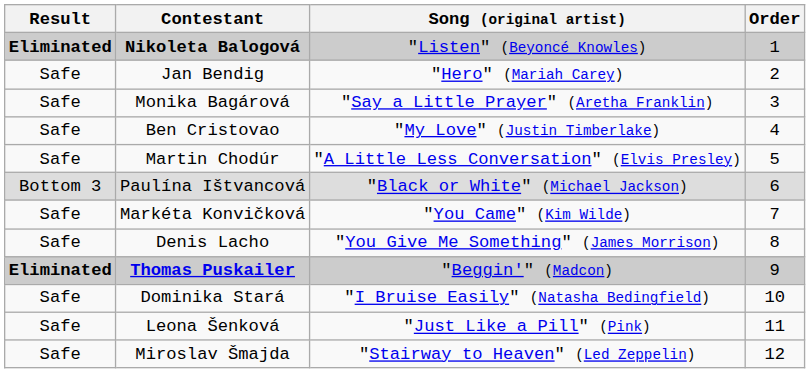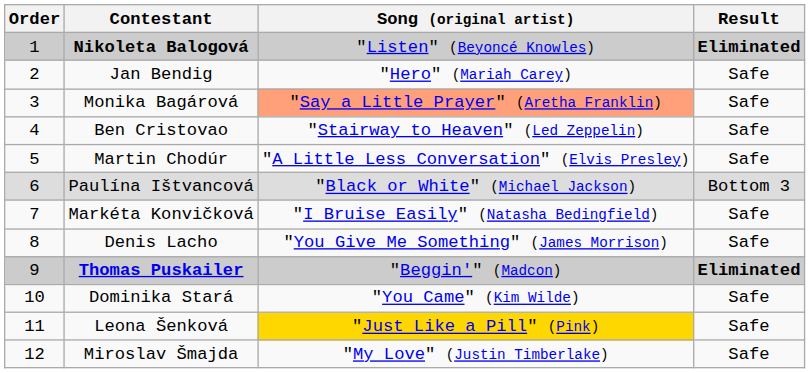columns swapped: (775, 19) <-> (60, 19)
(527, 103) no background -> (476, 103) lightsalmon background
(527, 131) "My Love" (Justin Timberlake) -> (476, 131) "Stairway to Heaven" (Led Zeppelin)
(527, 214) "You Came" (Kim Wilde) -> (476, 214) "I Bruise Easily" (Natasha Bedingfield)
(527, 298) "I Bruise Easily" (Natasha Bedingfield) -> (476, 298) "You Came" (Kim Wilde)
(527, 326) no background -> (476, 326) gold background
(527, 354) "Stairway to Heaven" (Led Zeppelin) -> (476, 354) "My Love" (Justin Timberlake)
